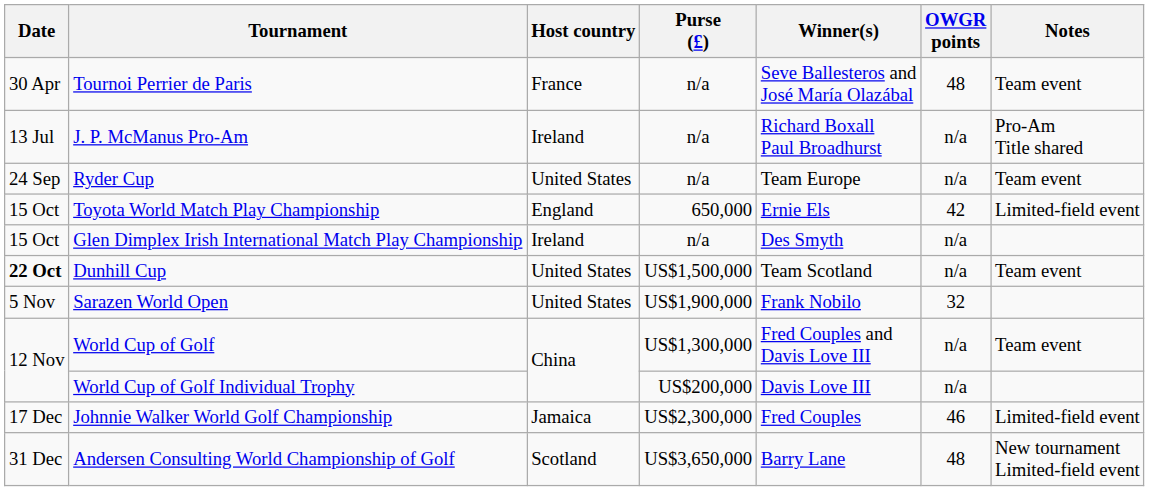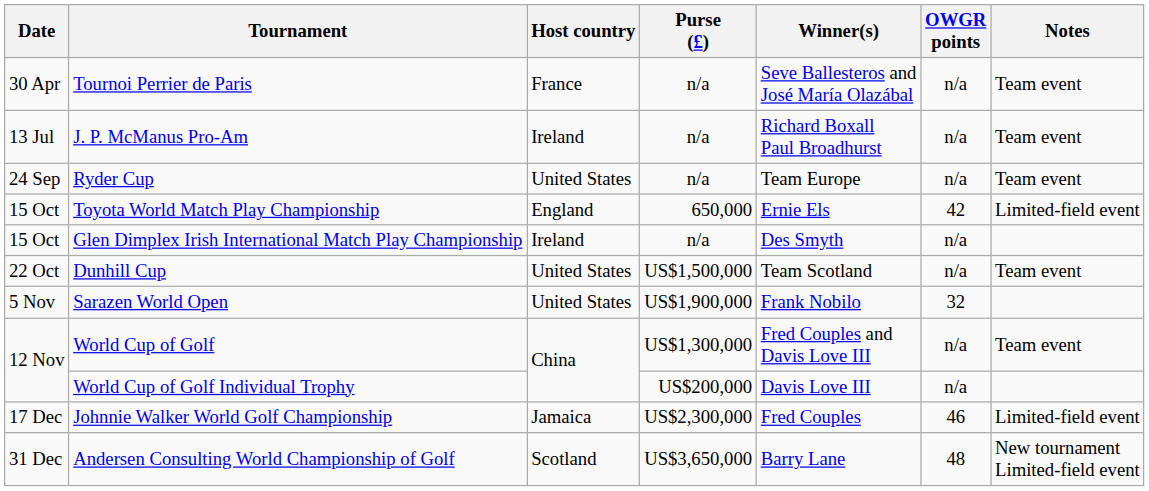(956, 84) 48 -> (956, 84) n/a
(1039, 137) Pro-Am Title shared -> (1038, 137) Team event
(35, 271) bold -> (34, 271) normal
